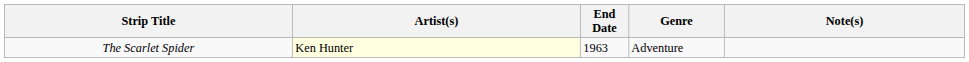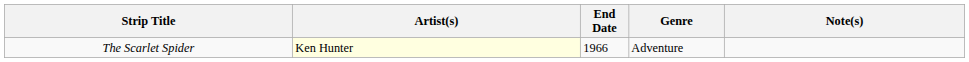(596, 47) 1963 -> (596, 47) 1966
